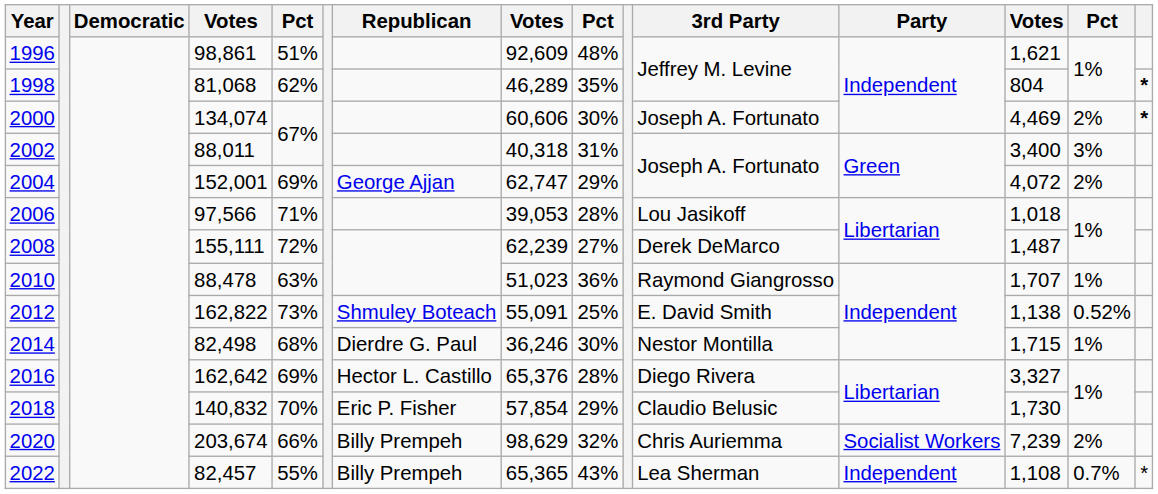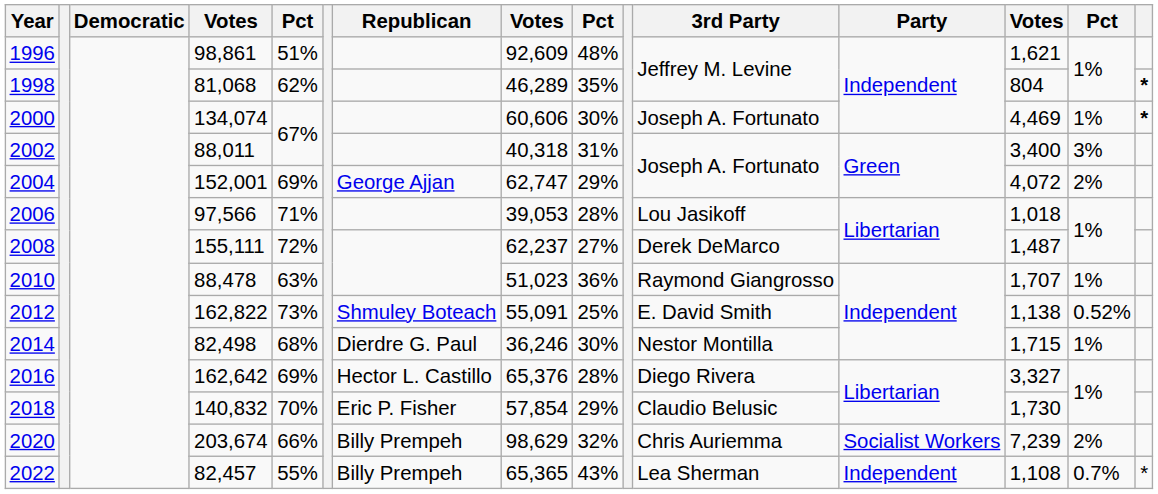(1088, 118) 2% -> (1088, 118) 1%
(537, 246) 62,239 -> (537, 246) 62,237
